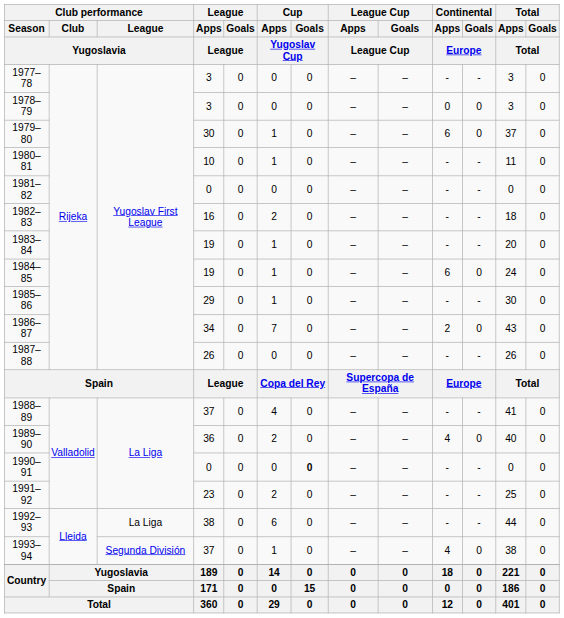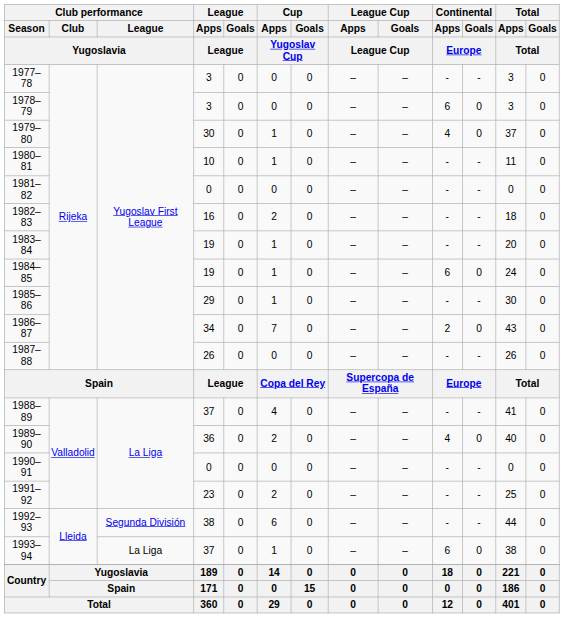(447, 106) 0 -> (447, 106) 6
(447, 134) 6 -> (447, 134) 4
(310, 467) bold -> (310, 467) normal
(145, 522) La Liga -> (145, 522) Segunda División
(145, 550) Segunda División -> (145, 550) La Liga
(447, 550) 4 -> (447, 550) 6
